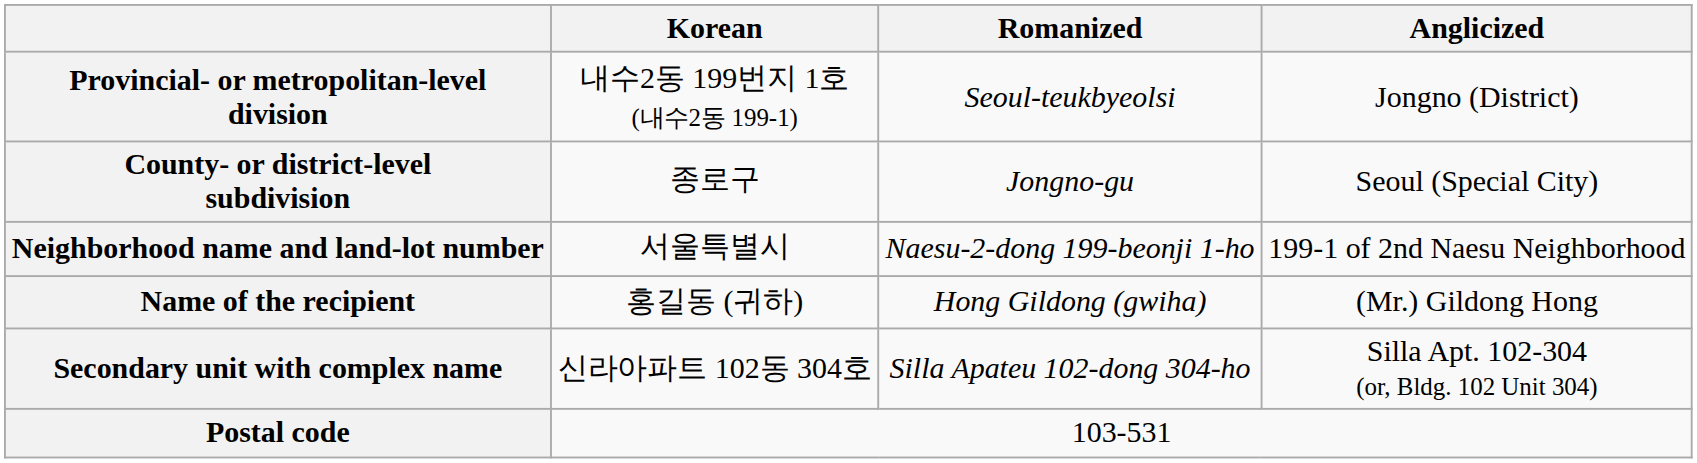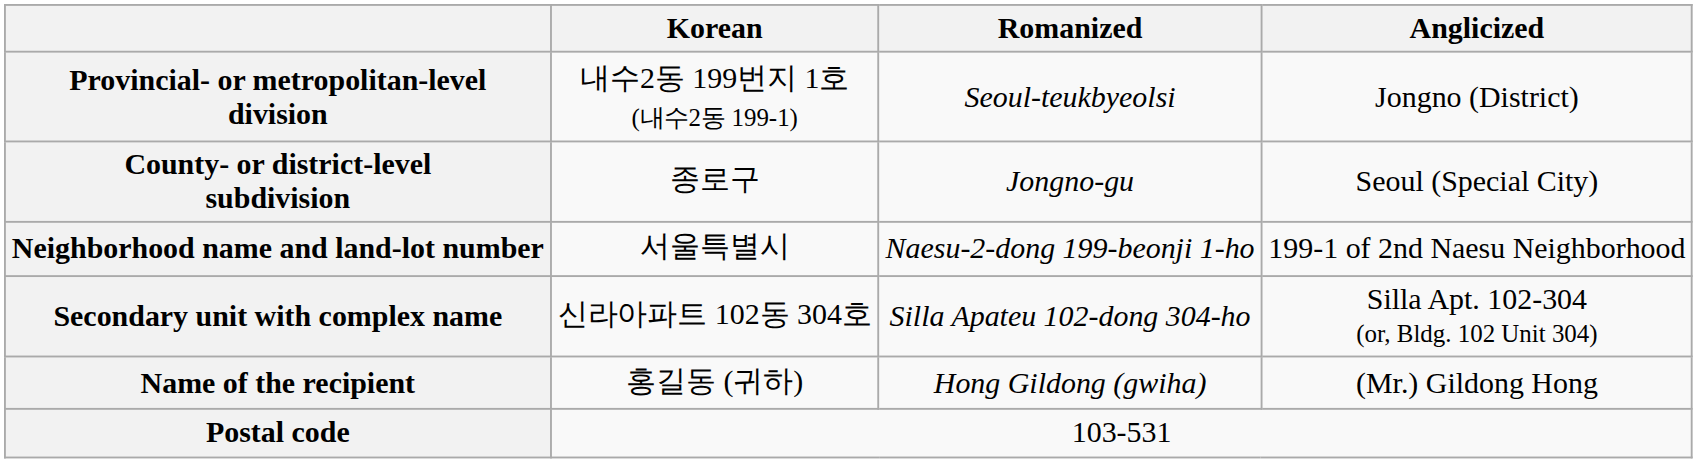rows swapped: (278, 368) <-> (278, 301)
